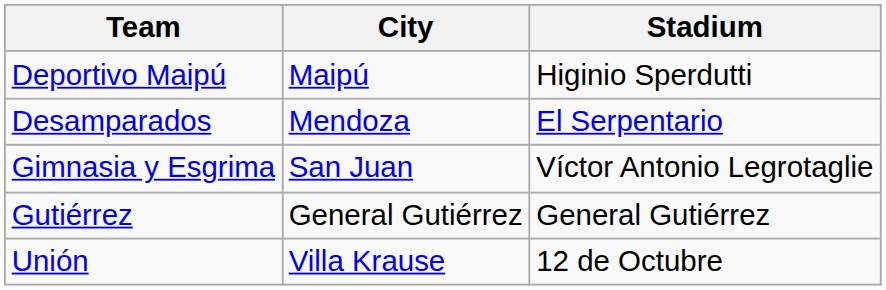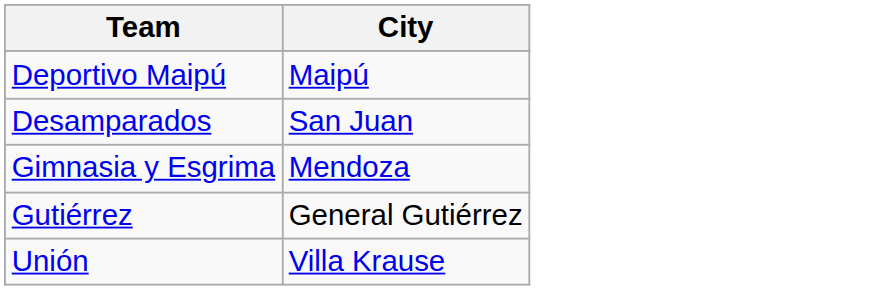- column: (705, 27)
(349, 121) Mendoza -> (351, 121) San Juan
(351, 167) San Juan -> (349, 167) Mendoza
